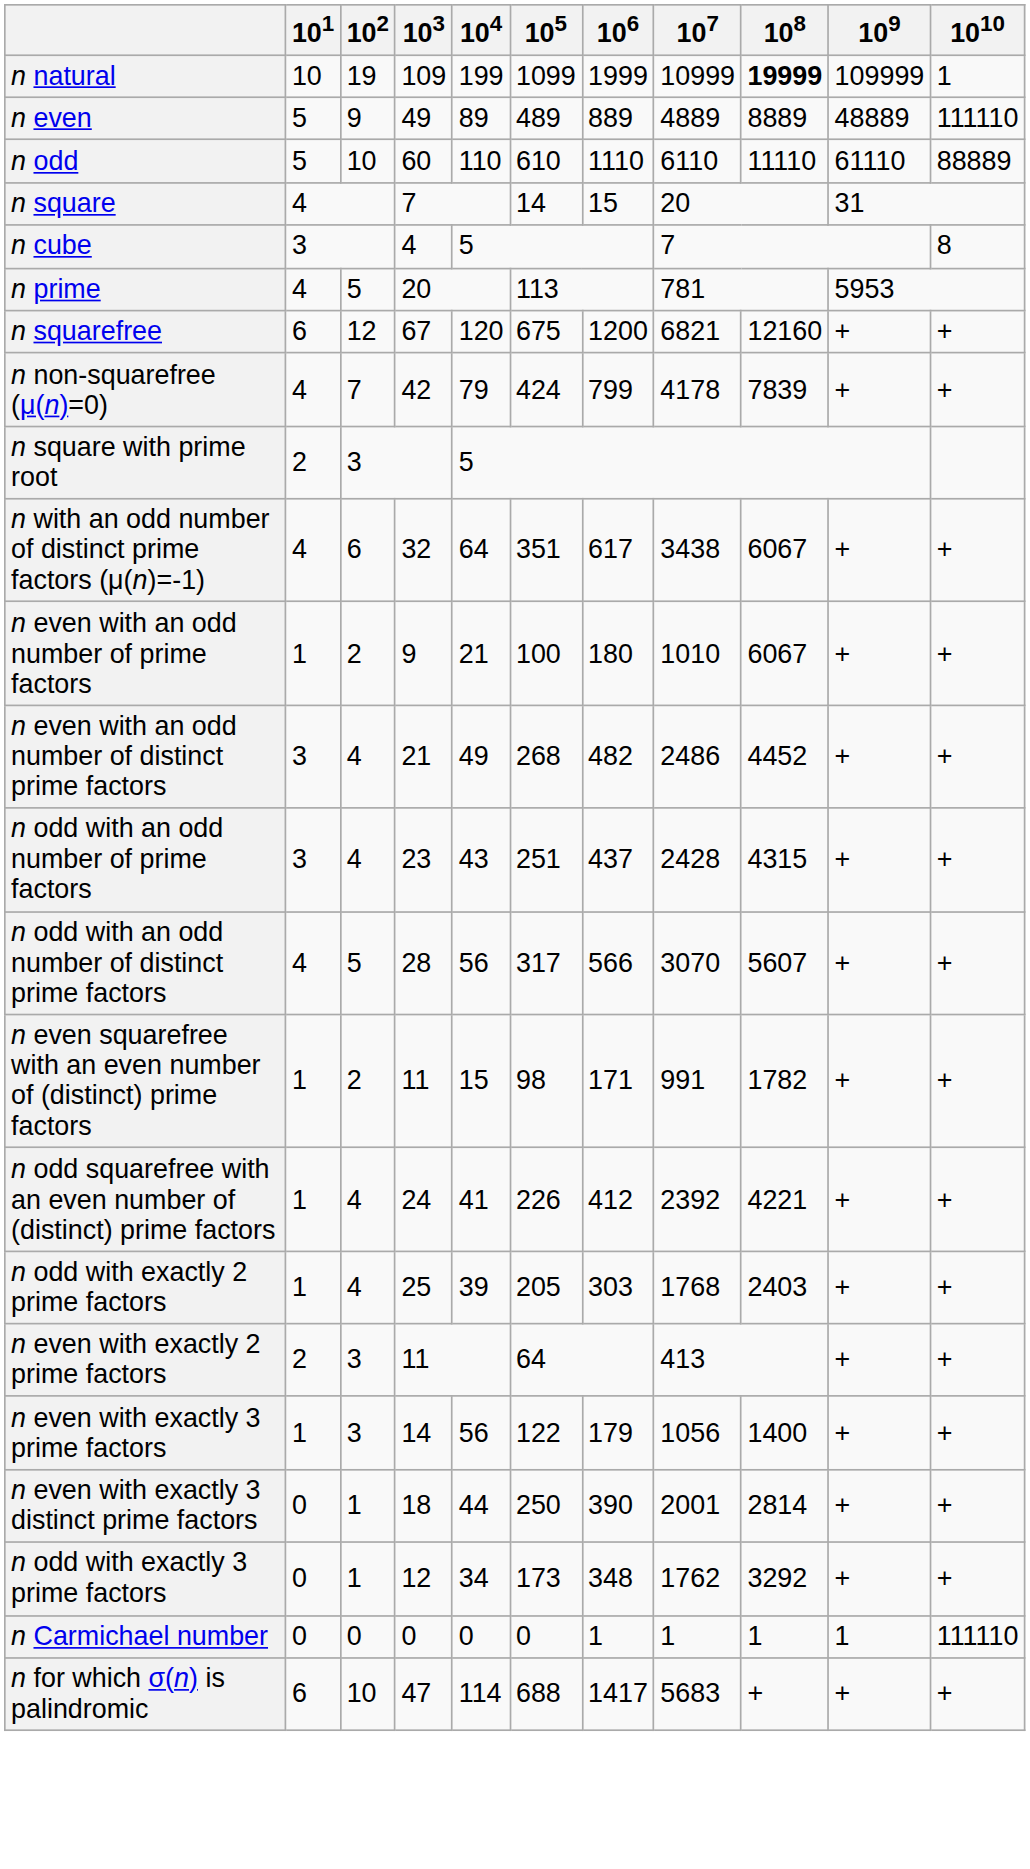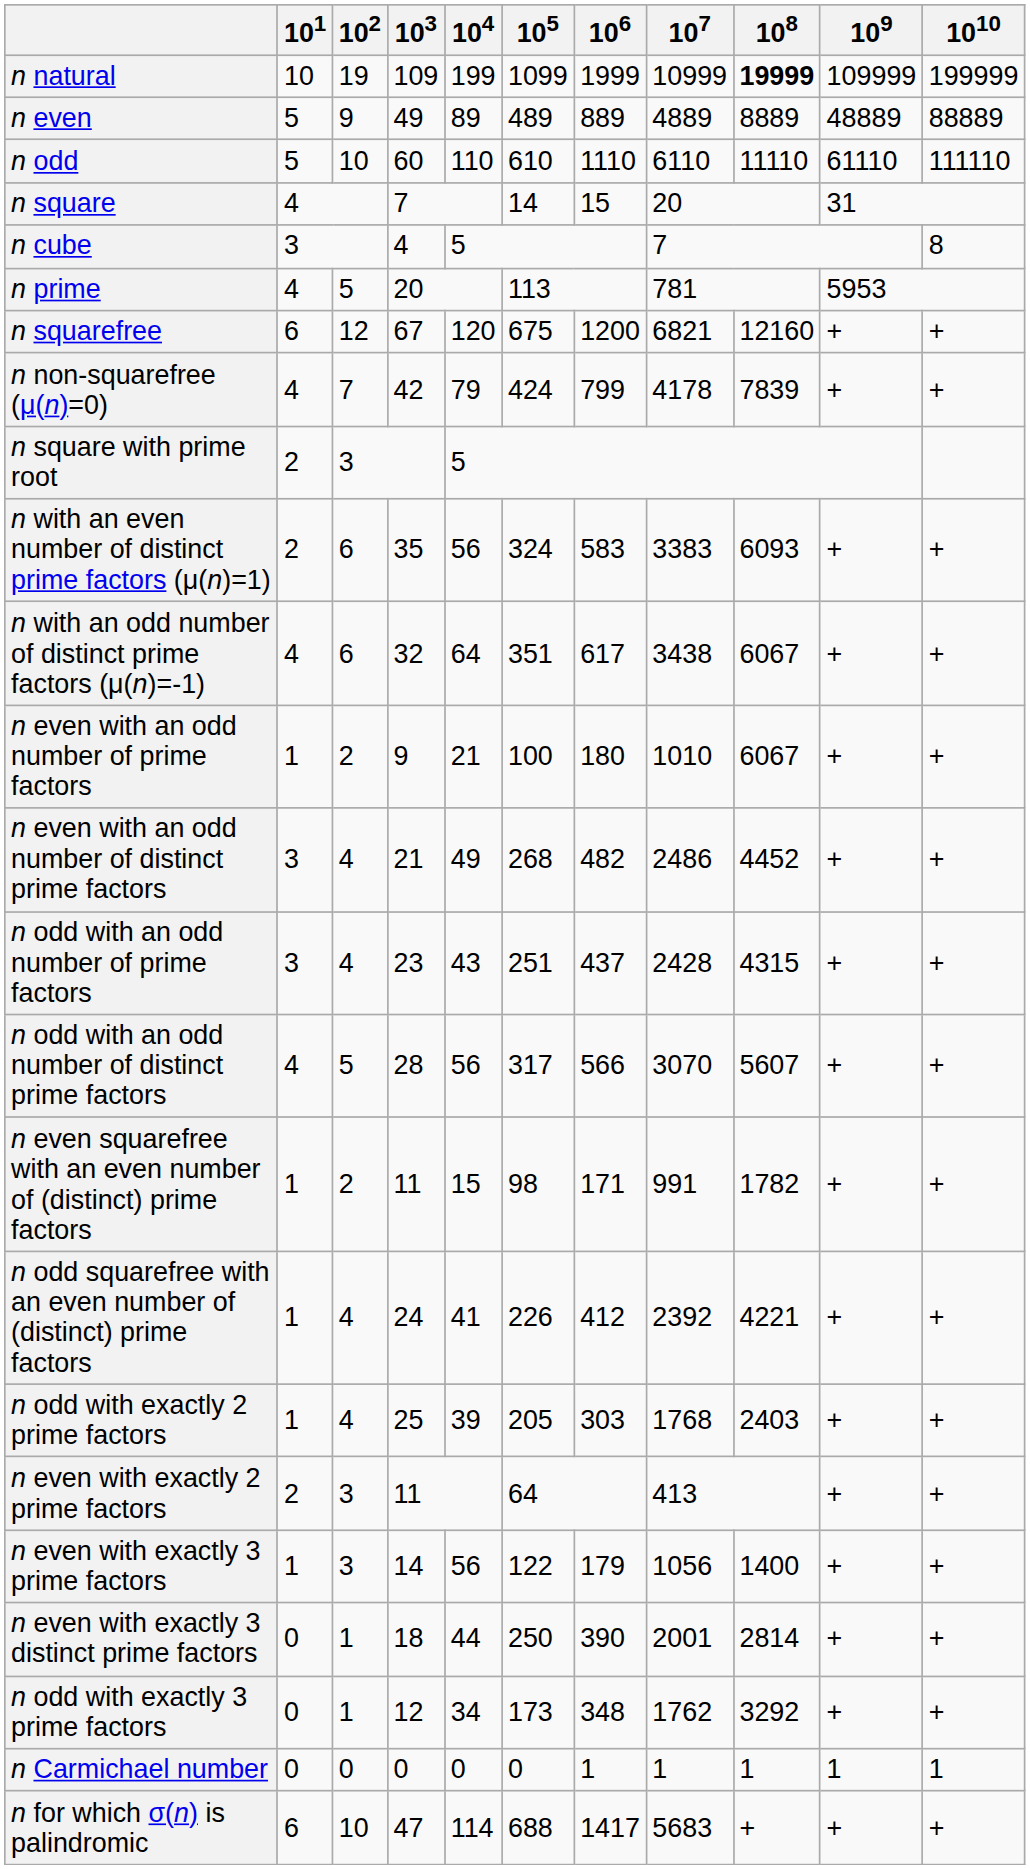(944, 75) 1 -> (974, 75) 199999
(978, 118) 111110 -> (966, 118) 88889
(974, 160) 88889 -> (970, 160) 111110
+ row: (141, 550)
(978, 1636) 111110 -> (936, 1769) 1
